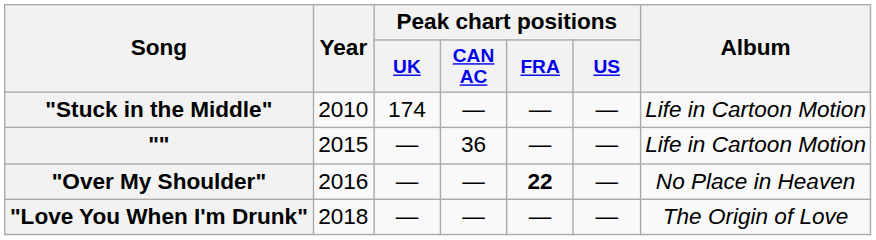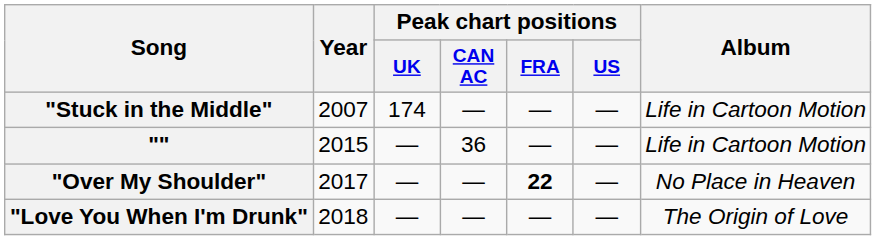(343, 109) 2010 -> (343, 109) 2007
(343, 181) 2016 -> (343, 181) 2017
